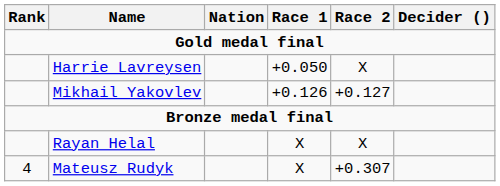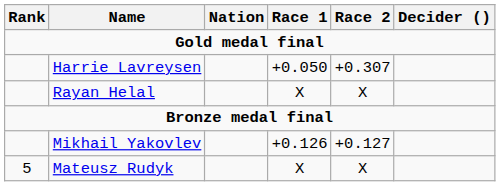(363, 68) X -> (363, 68) +0.307
rows swapped: (127, 93) <-> (104, 143)
(27, 168) 4 -> (27, 168) 5
(363, 168) +0.307 -> (363, 168) X
